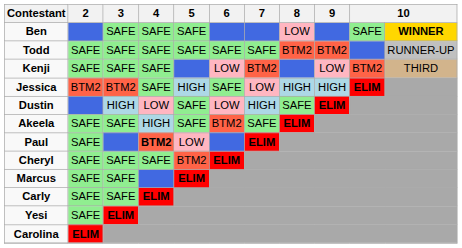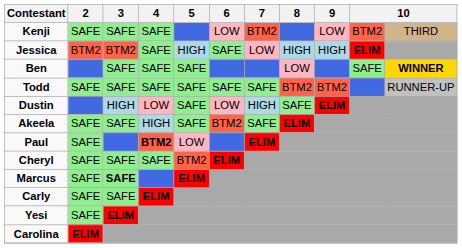rows swapped: (36, 32) <-> (36, 69)
rows swapped: (36, 50) <-> (36, 87)
(121, 179) normal -> (121, 179) bold
